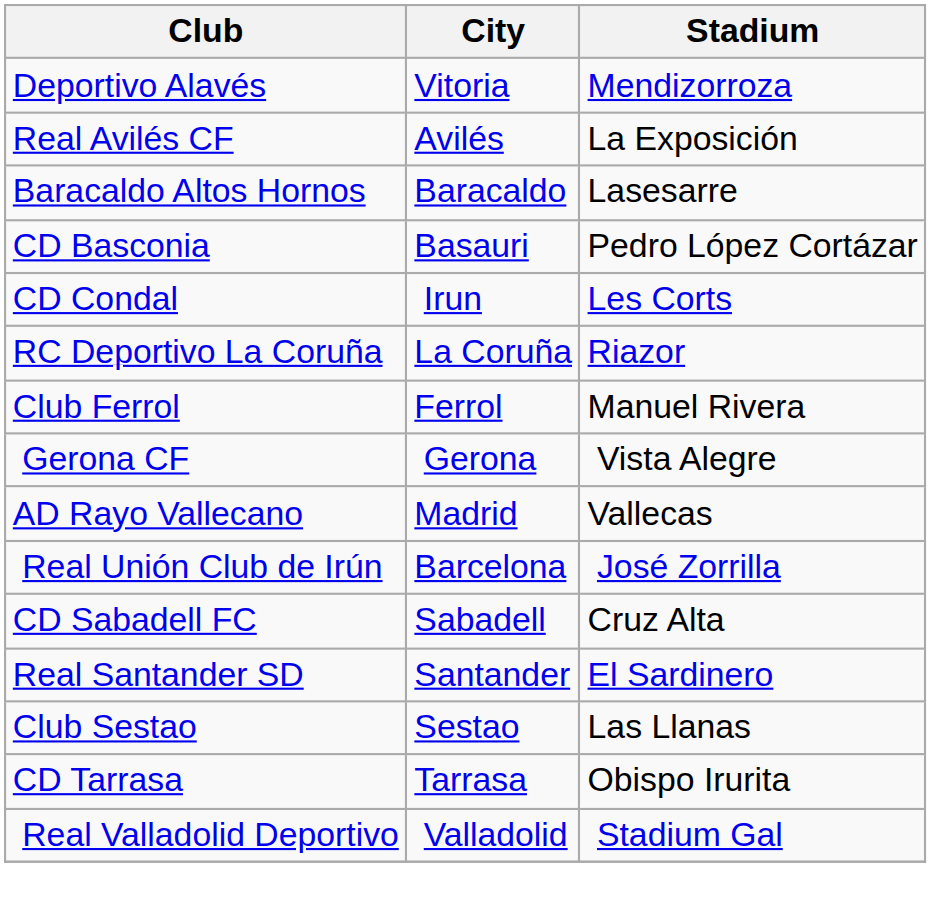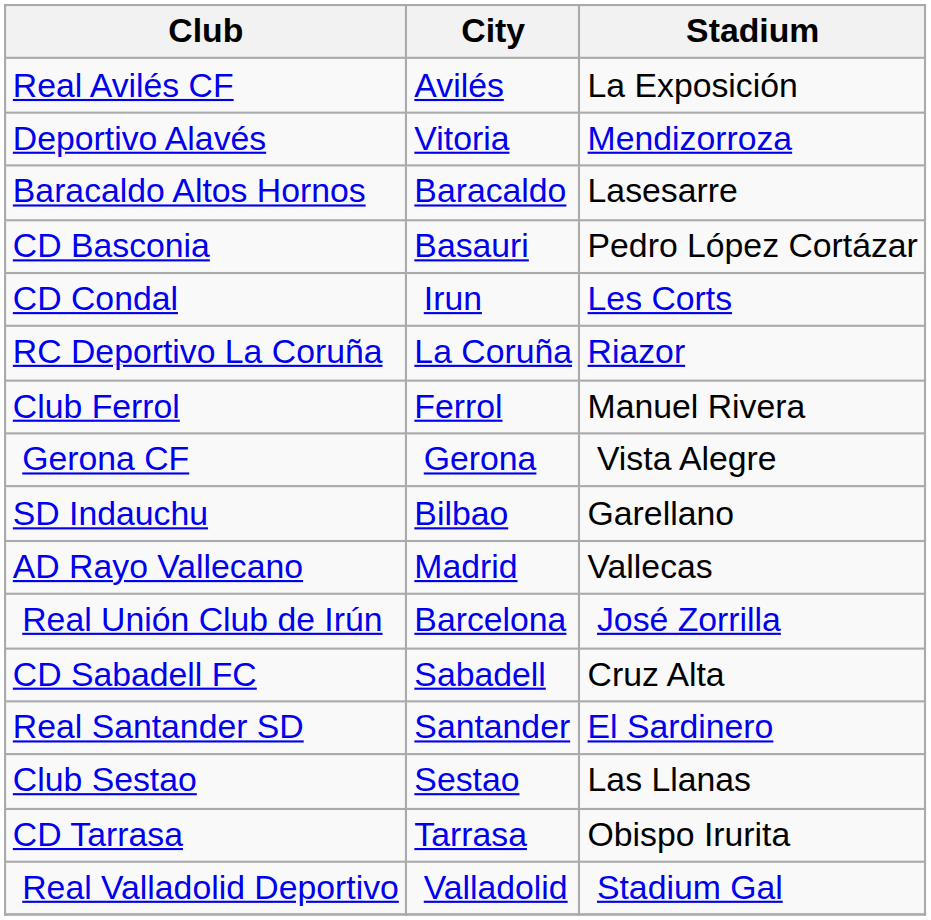rows swapped: (140, 84) <-> (123, 138)
+ row: (110, 513)
